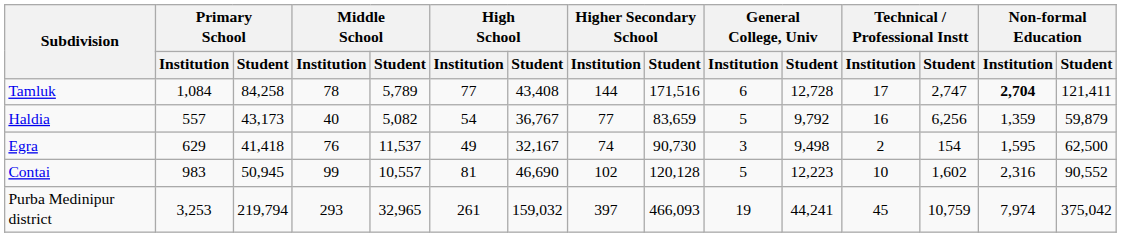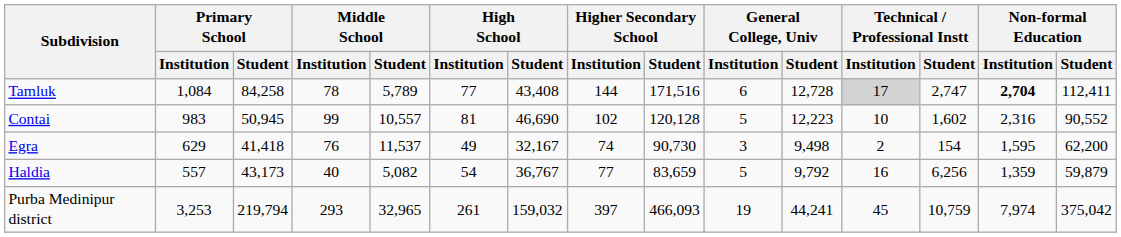(881, 91) no background -> (881, 91) lightgrey background
(1086, 91) 121,411 -> (1086, 91) 112,411
rows swapped: (29, 118) <-> (29, 172)
(1086, 145) 62,500 -> (1086, 145) 62,200
